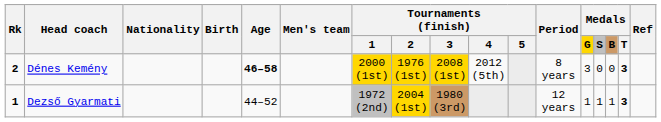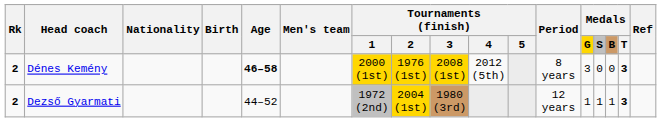(15, 101) 1 -> (15, 101) 2
